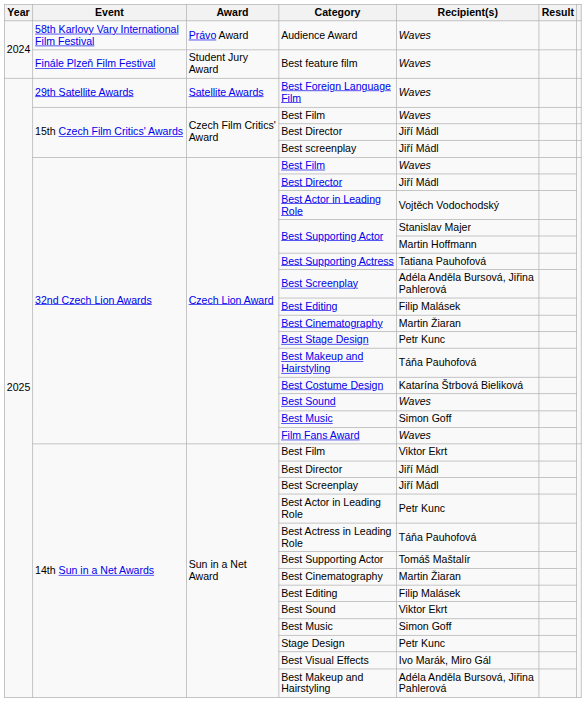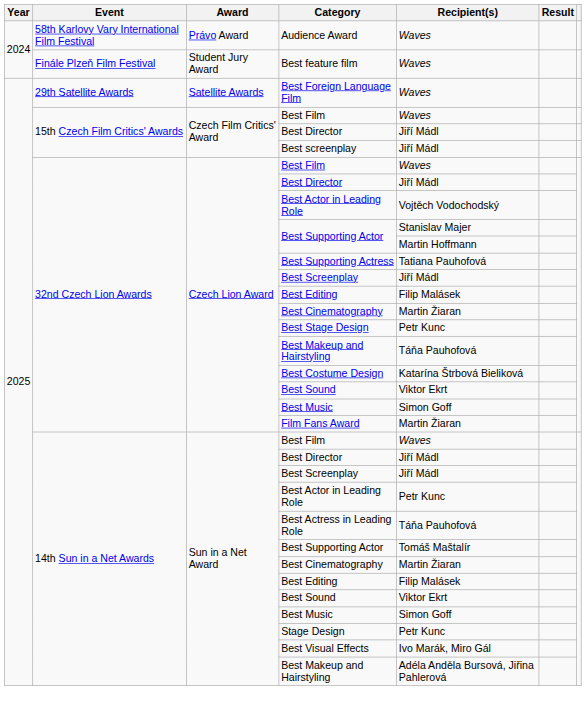(466, 284) Adéla Anděla Bursová, Jiřina Pahlerová -> (419, 278) Jiří Mádl
(415, 402) Waves -> (423, 390) Viktor Ekrt
(415, 435) Waves -> (430, 423) Martin Žiaran
(423, 452) Viktor Ekrt -> (415, 440) Waves
